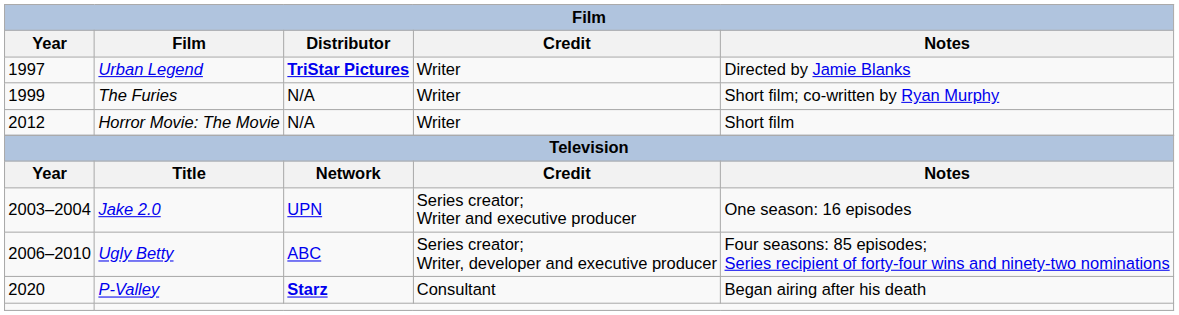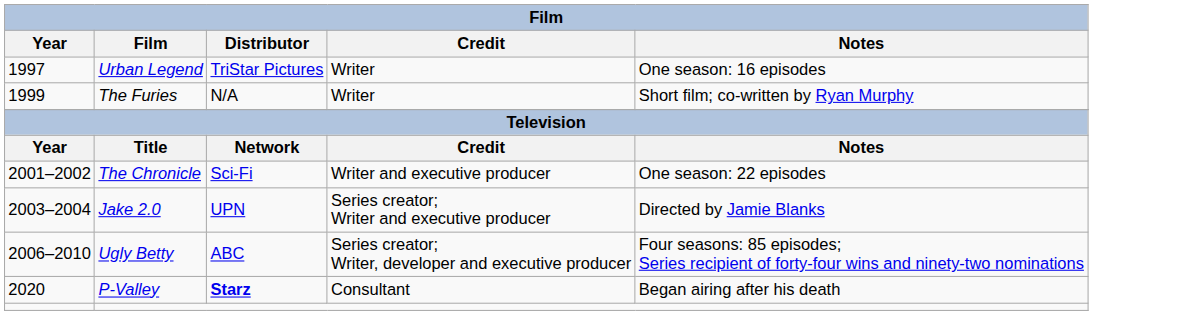(348, 69) bold -> (267, 69) normal
(817, 69) Directed by Jamie Blanks -> (732, 69) One season: 16 episodes
- row: (27, 122)
+ row: (50, 174)
(818, 209) One season: 16 episodes -> (732, 209) Directed by Jamie Blanks
